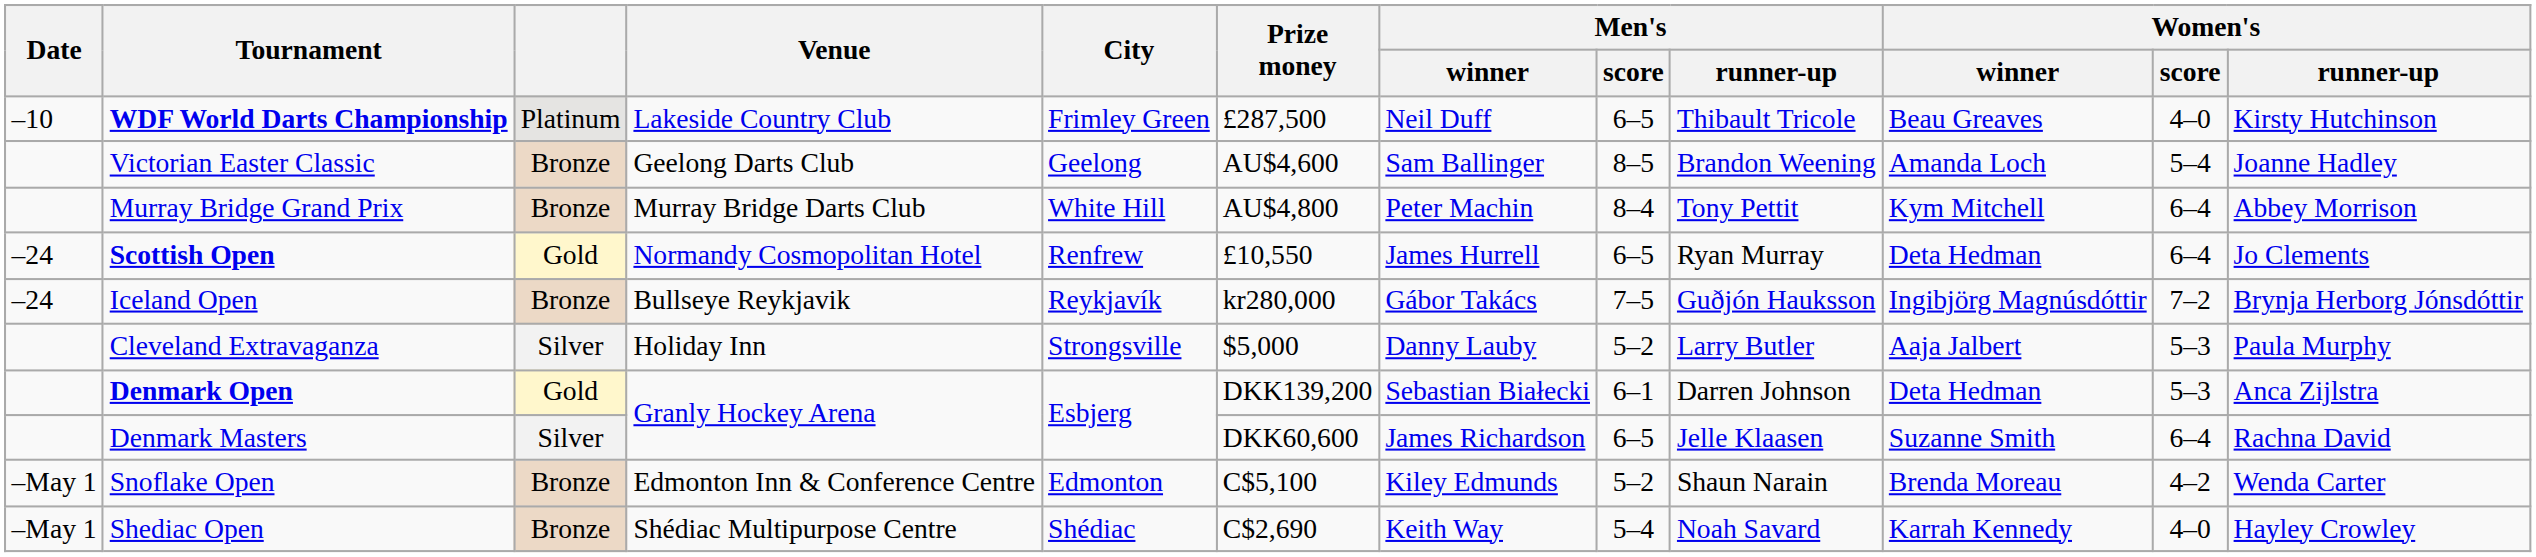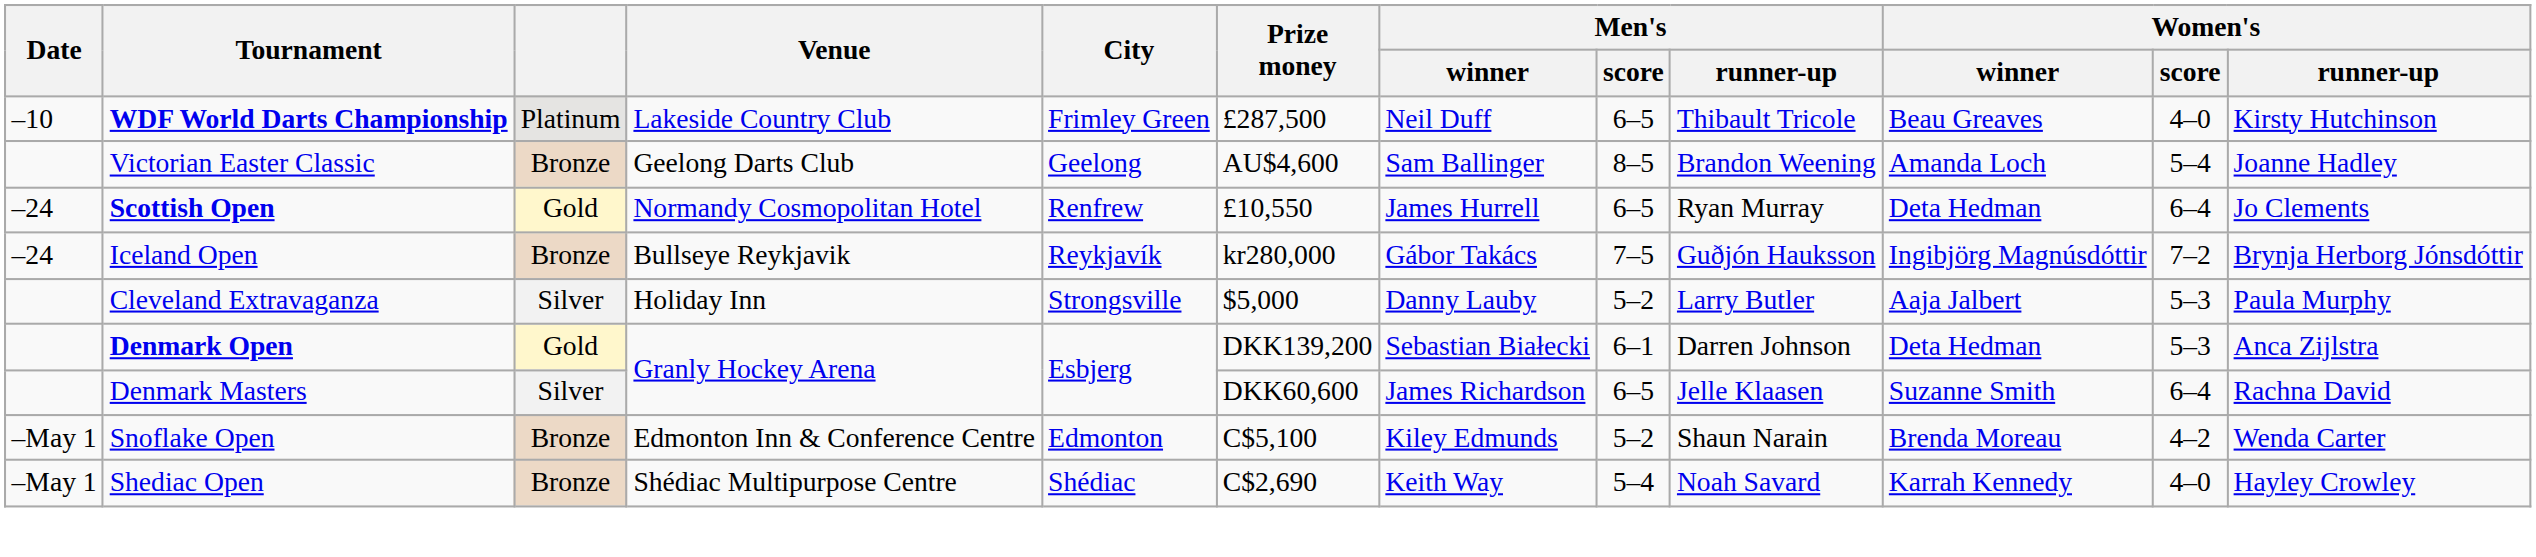- row: (256, 209)
